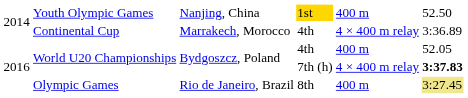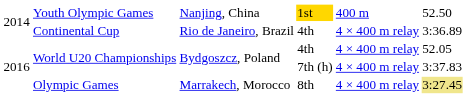(235, 30) Marrakech, Morocco -> (237, 30) Rio de Janeiro, Brazil
(352, 49) 400 m -> (377, 49) 4 × 400 m relay
(443, 67) bold -> (442, 67) normal
(237, 85) Rio de Janeiro, Brazil -> (235, 85) Marrakech, Morocco
(352, 85) 400 m -> (377, 85) 4 × 400 m relay
